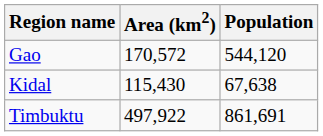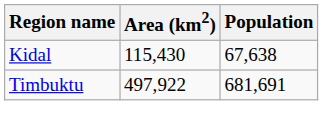- row: (25, 54)
(255, 115) 861,691 -> (255, 85) 681,691
